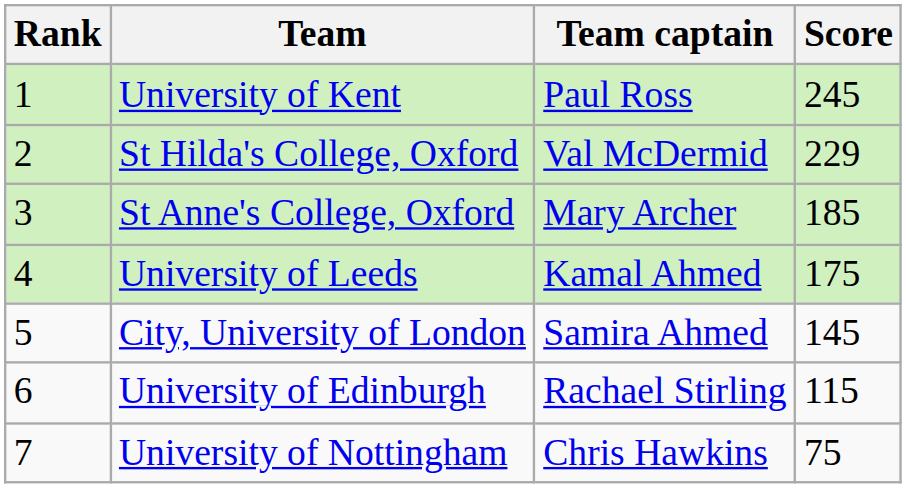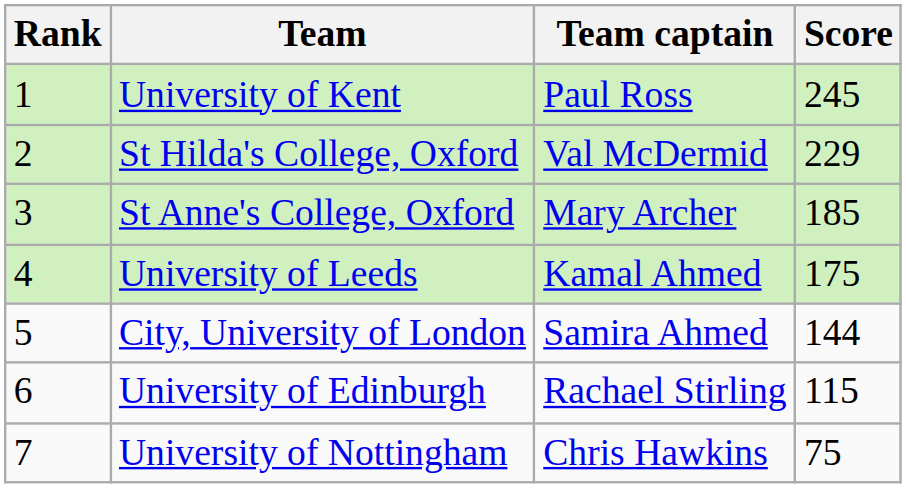(832, 332) 145 -> (832, 332) 144
